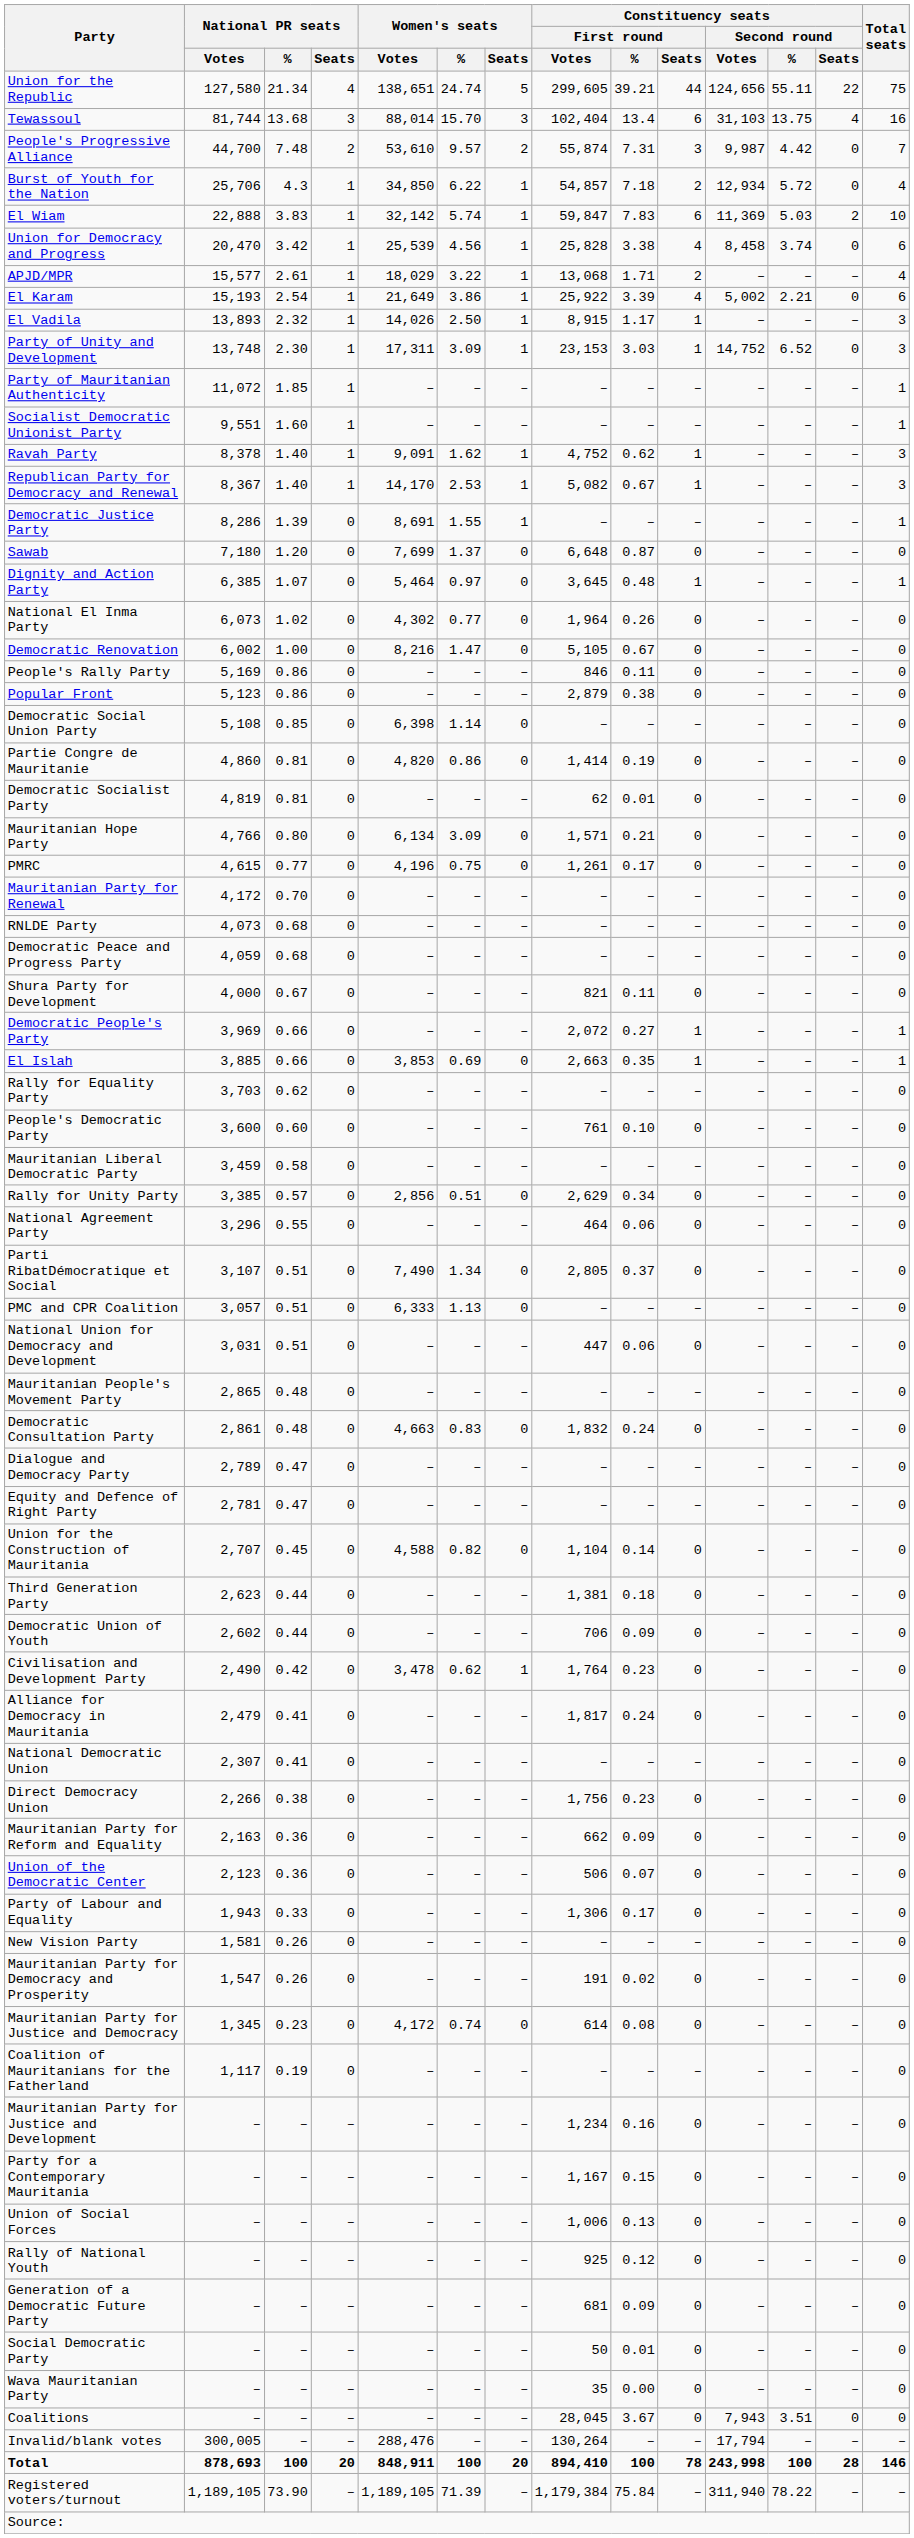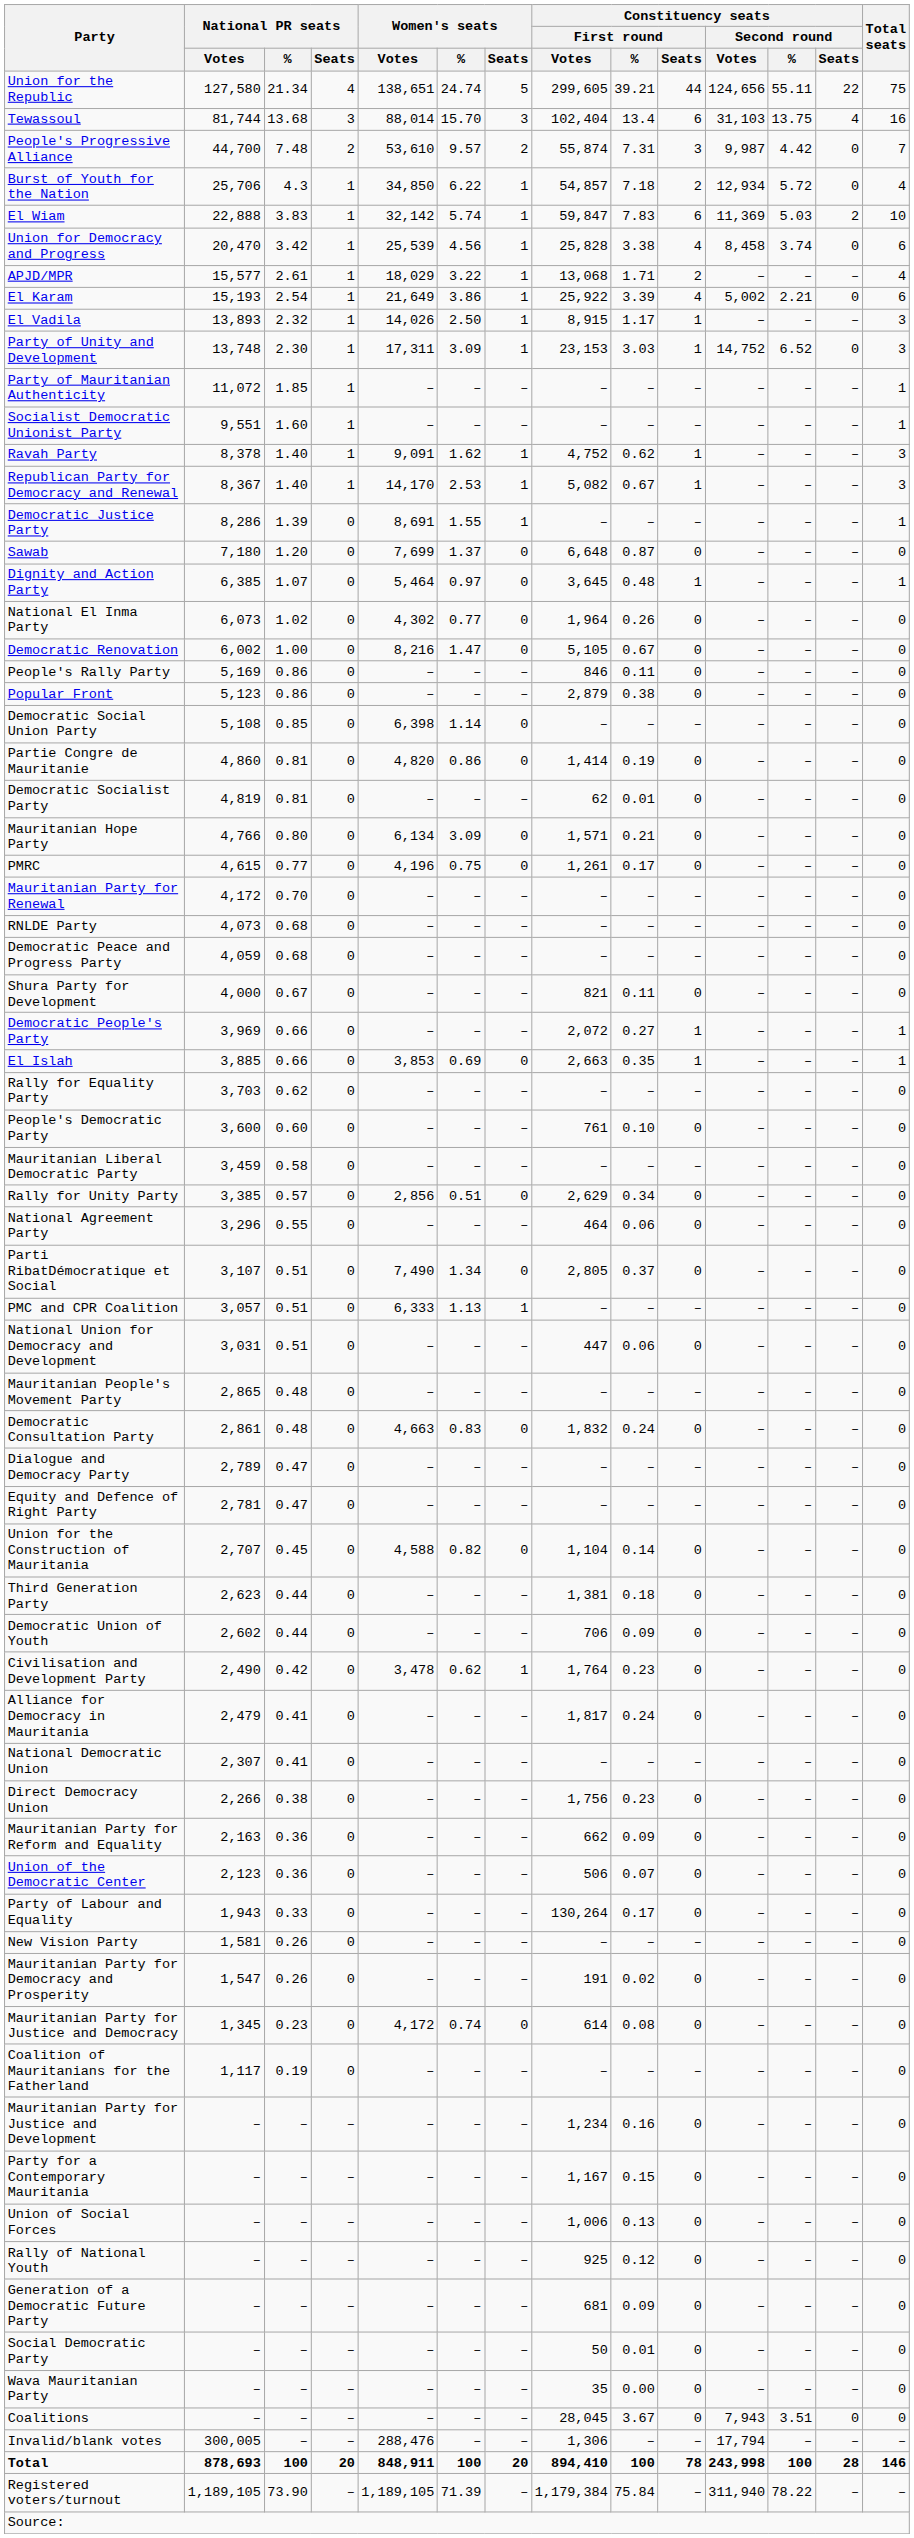(524, 1309) 0 -> (524, 1309) 1
(588, 1912) 1,306 -> (579, 1912) 130,264
(579, 2441) 130,264 -> (588, 2441) 1,306
